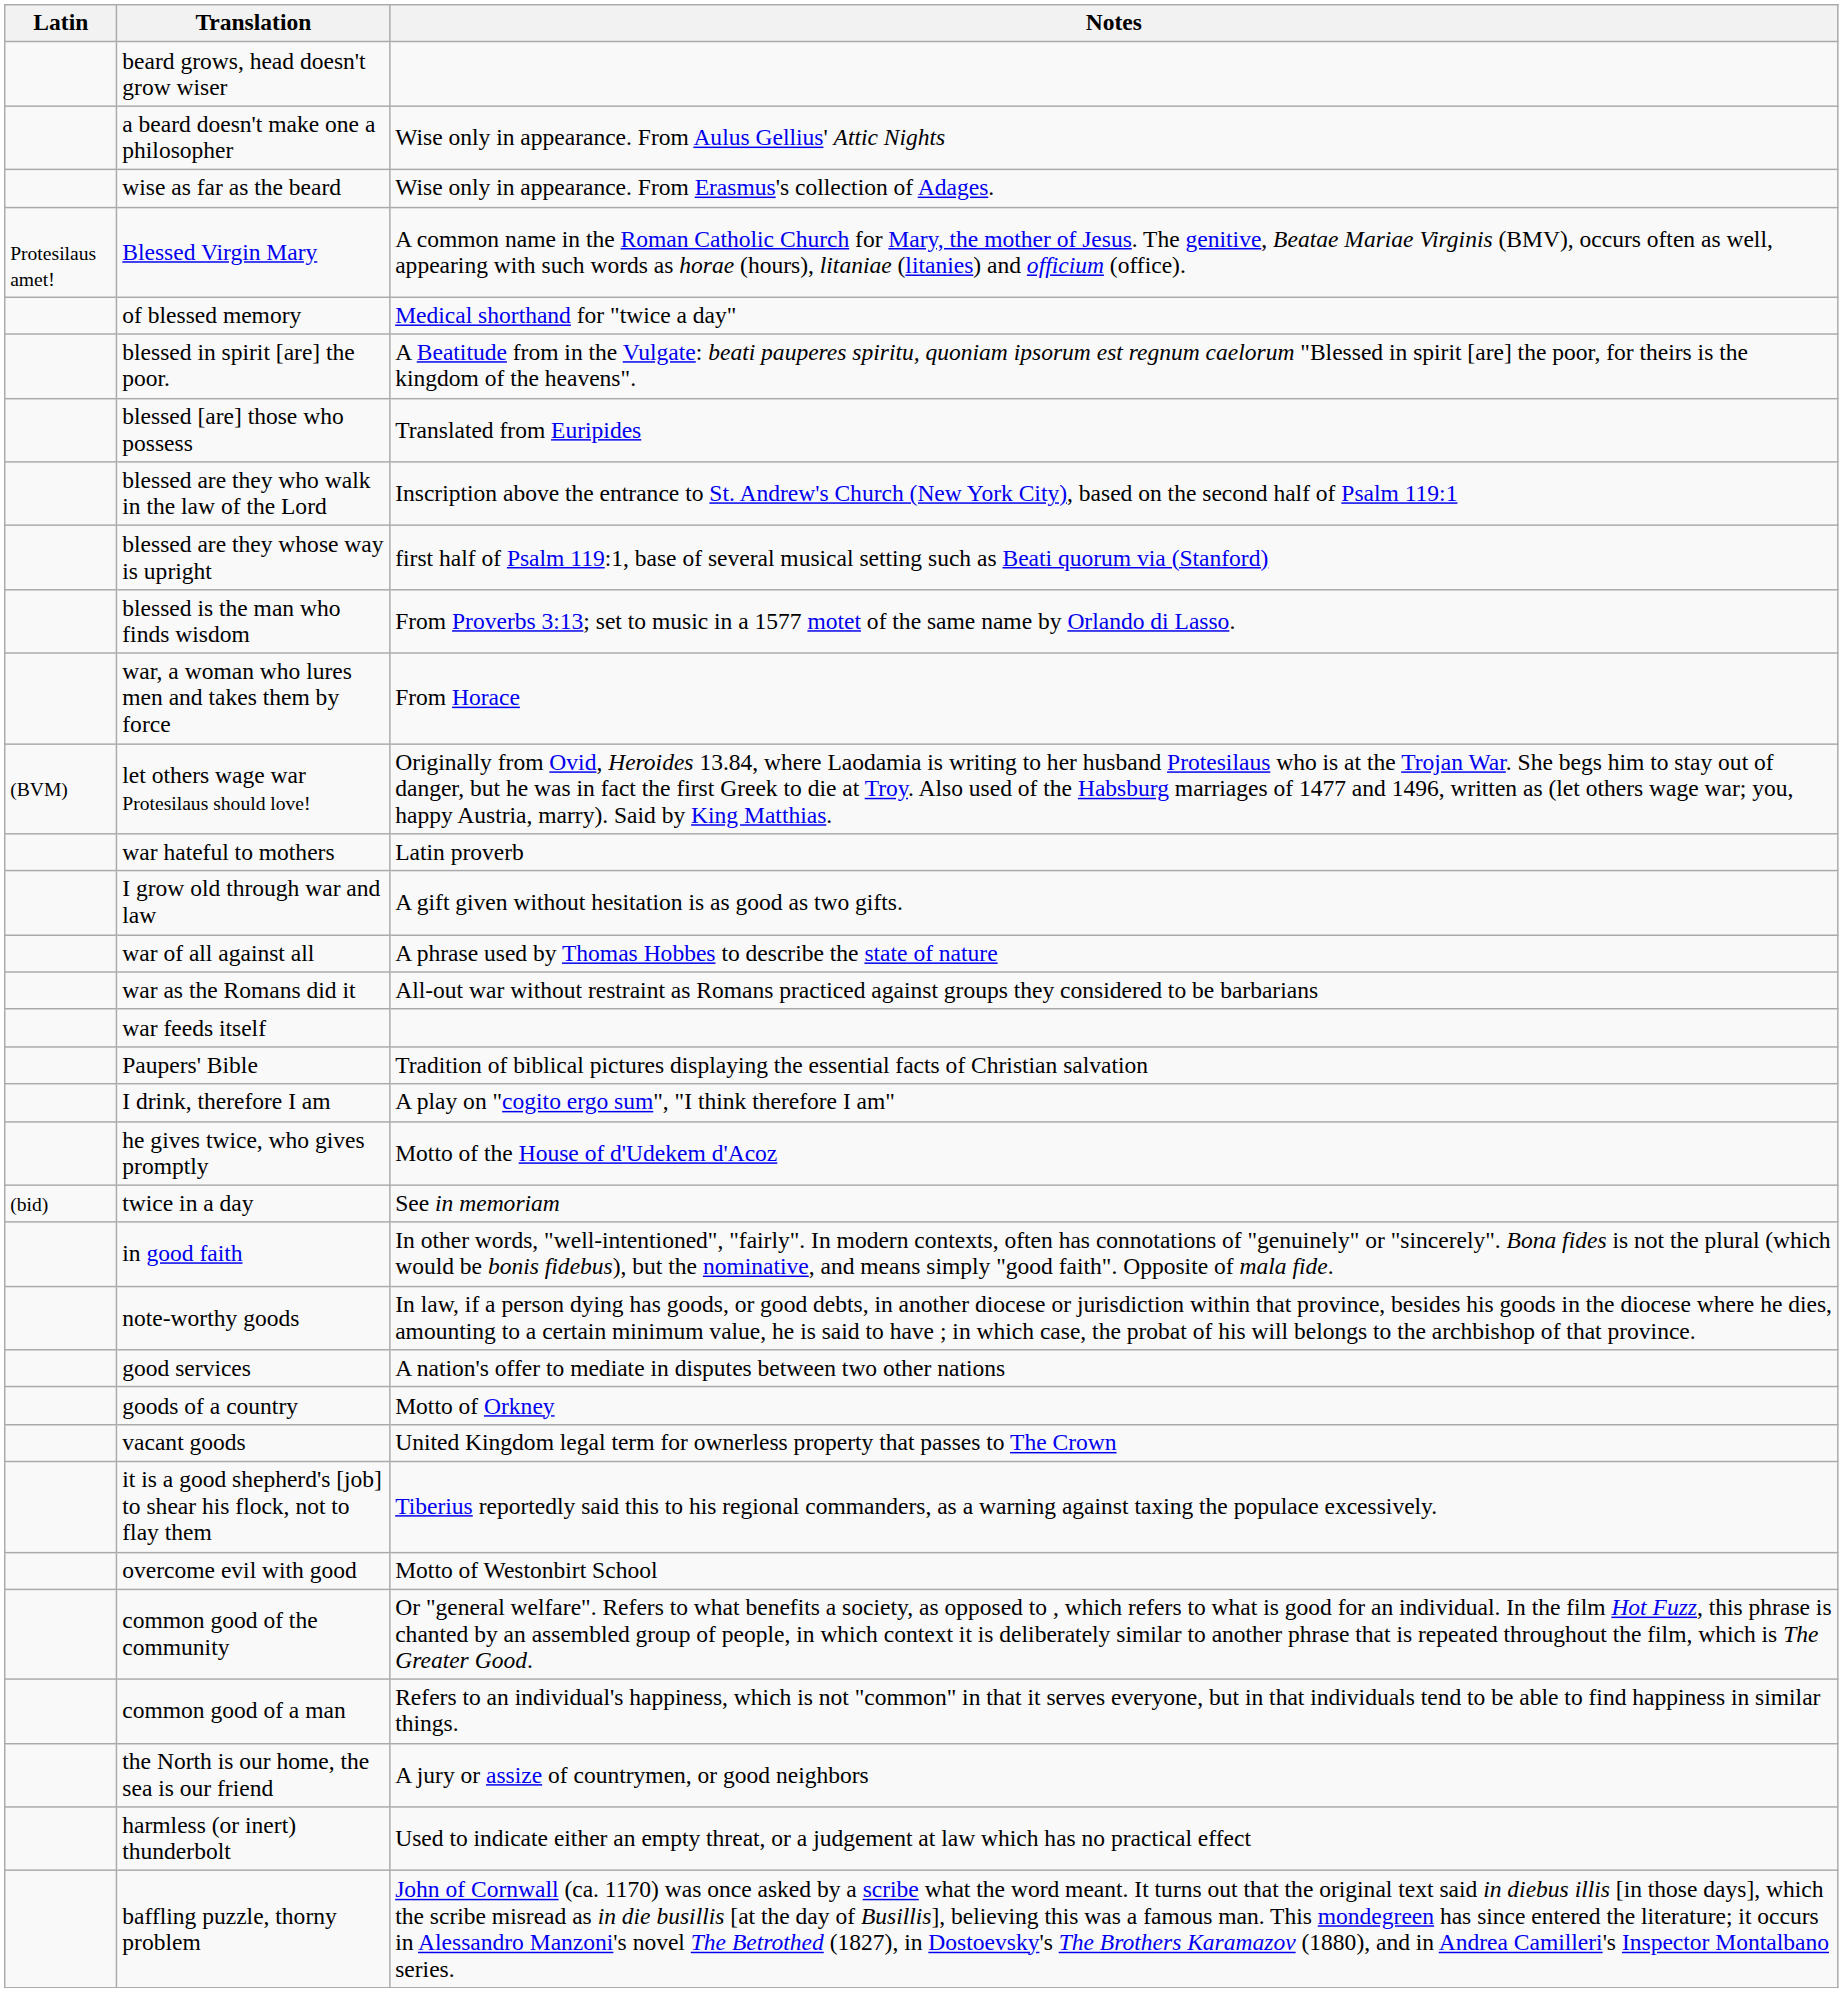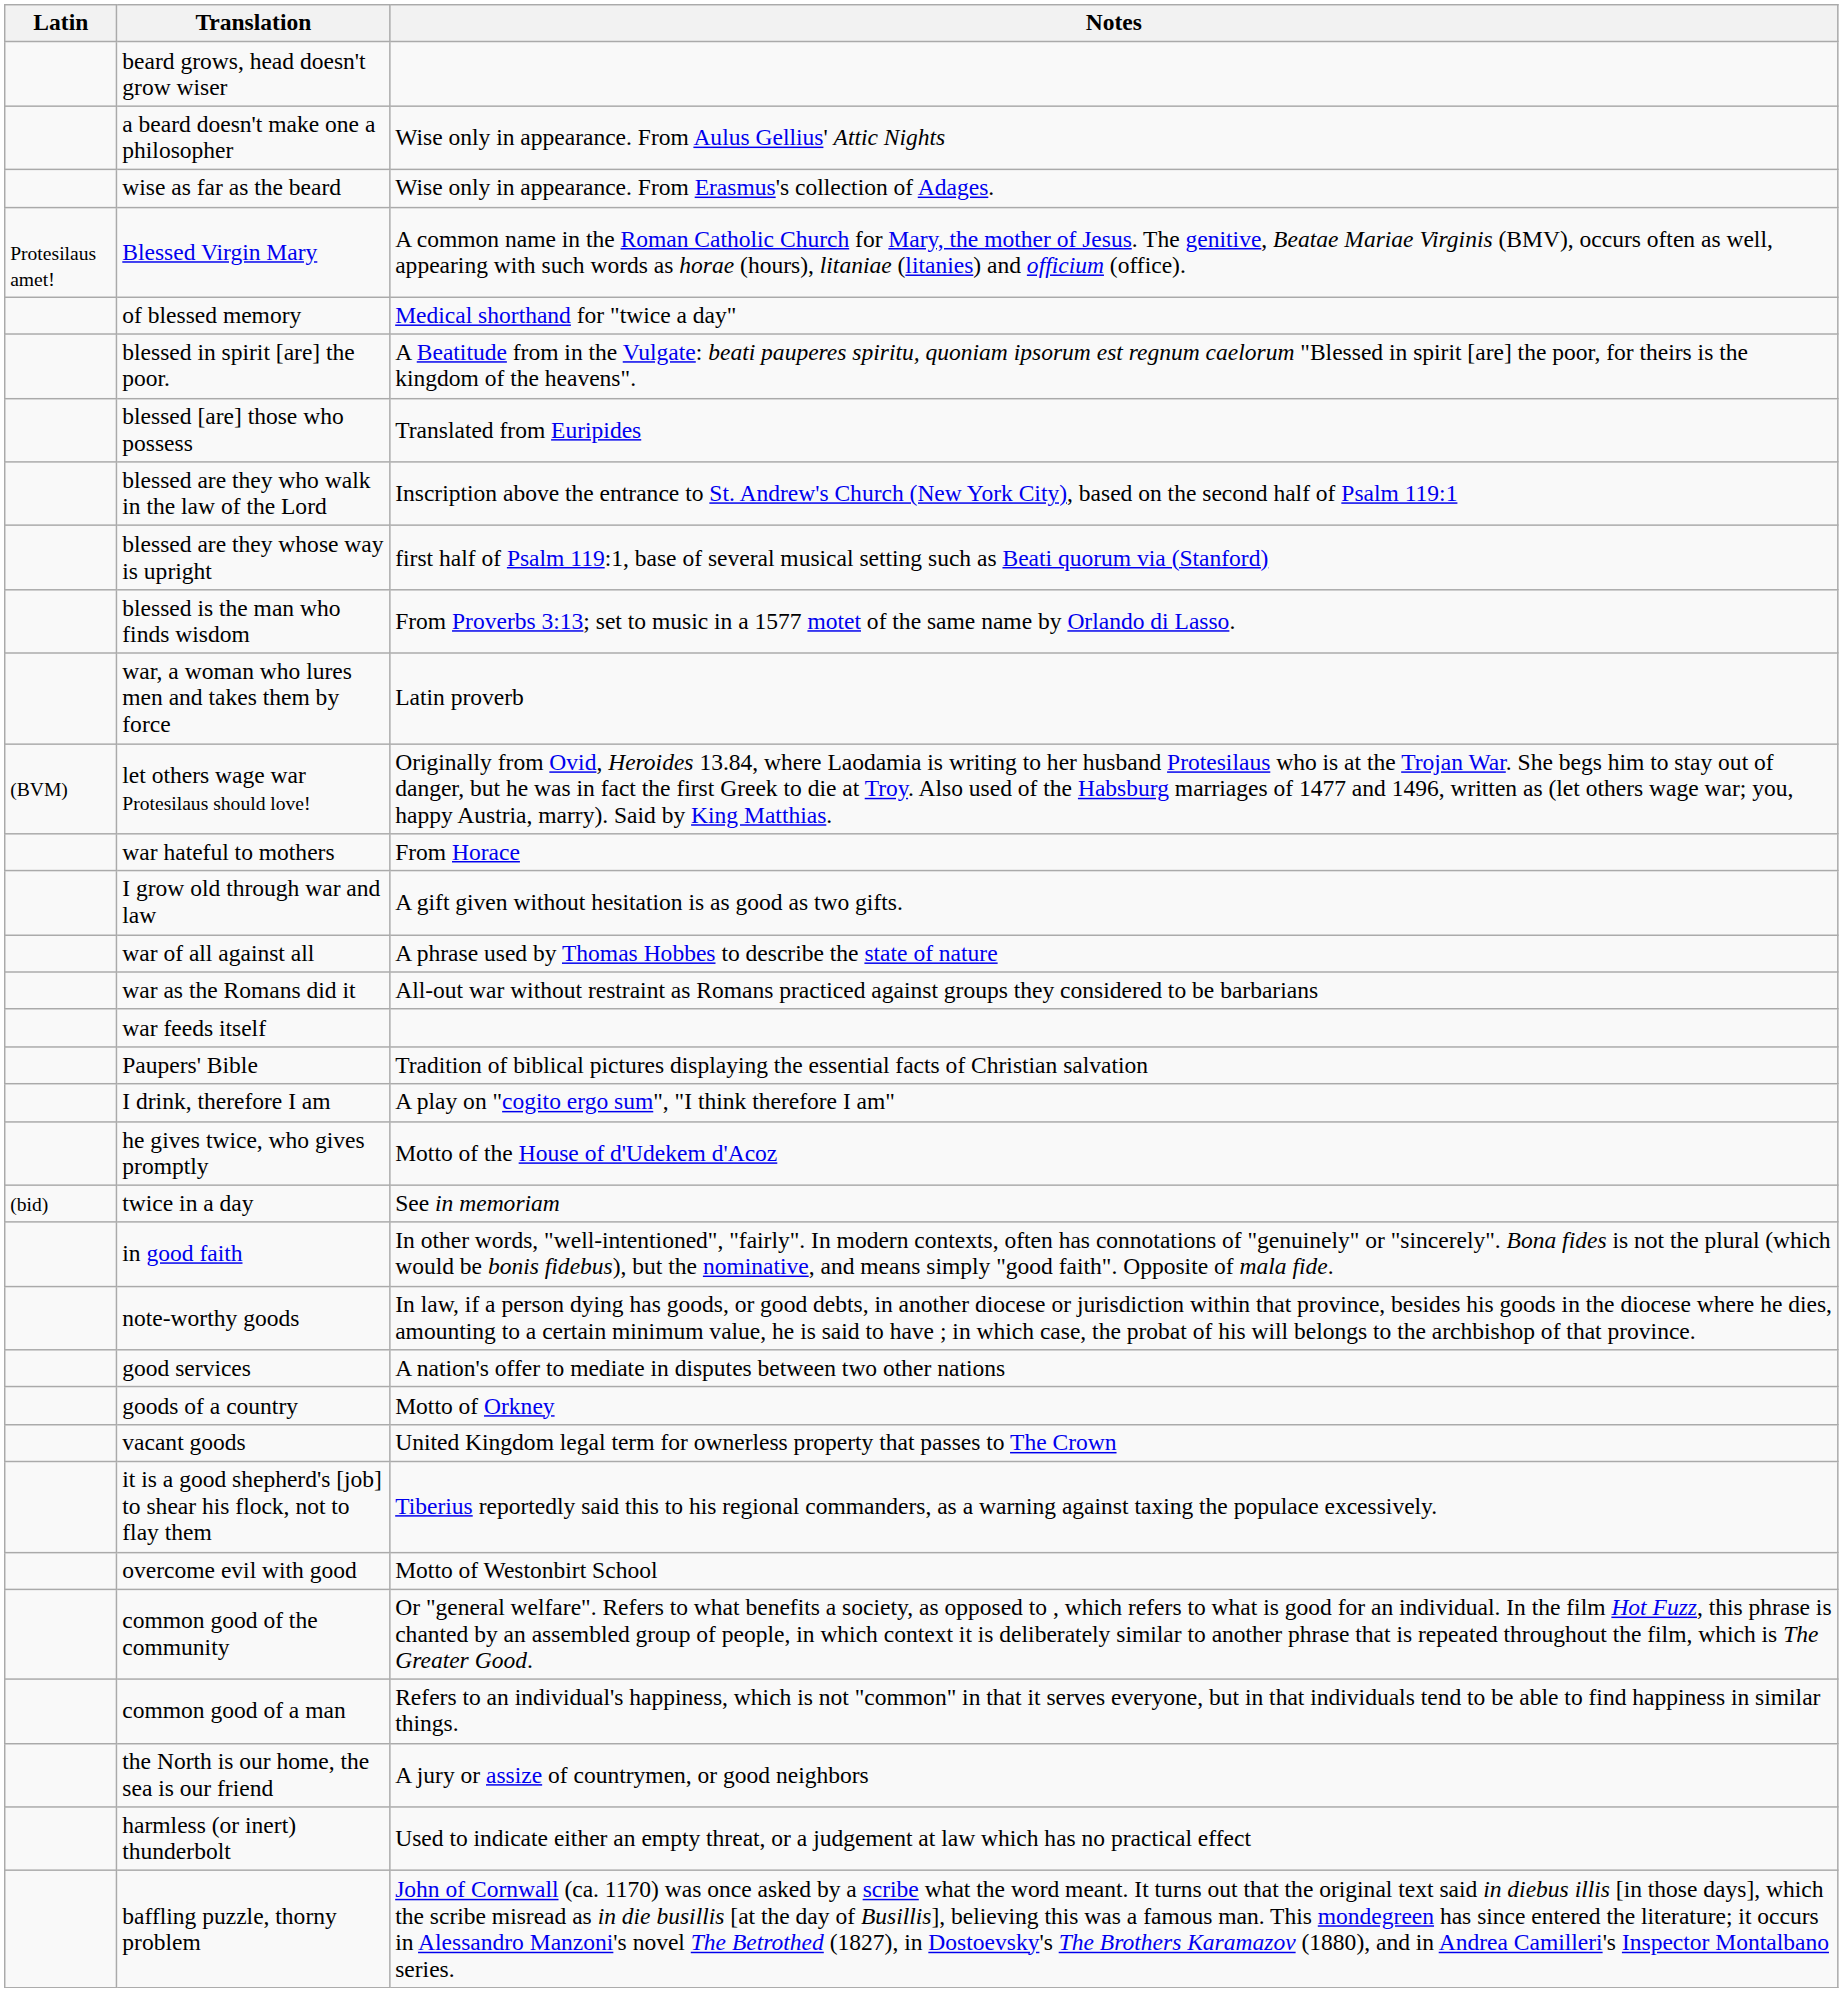(458, 698) From Horace -> (460, 698) Latin proverb
(460, 852) Latin proverb -> (458, 852) From Horace
